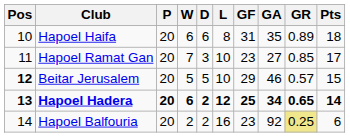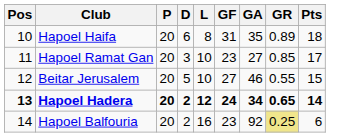- column: (187, 15)
(25, 79) bold -> (25, 79) normal
(248, 79) 29 -> (229, 79) 27
(301, 79) 0.57 -> (282, 79) 0.55
(248, 100) 25 -> (229, 100) 24
